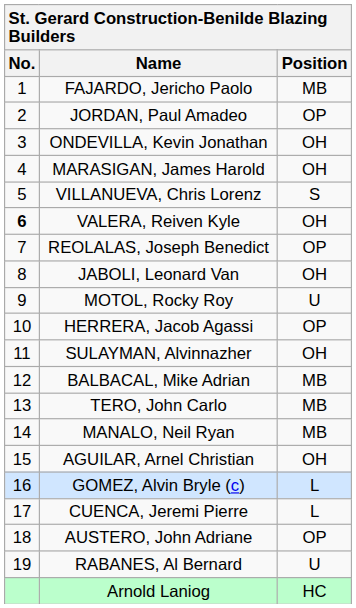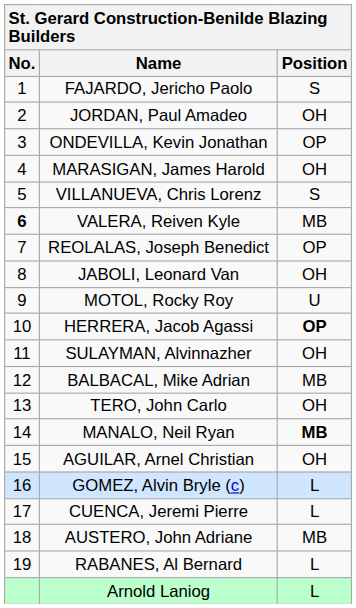(315, 90) MB -> (315, 90) S
(315, 116) OP -> (315, 116) OH
(315, 142) OH -> (315, 142) OP
(315, 221) OH -> (315, 221) MB
(315, 327) normal -> (315, 327) bold
(315, 406) MB -> (315, 406) OH
(315, 433) normal -> (315, 433) bold
(315, 538) OP -> (315, 538) MB
(315, 565) U -> (315, 565) L
(315, 591) HC -> (315, 591) L
